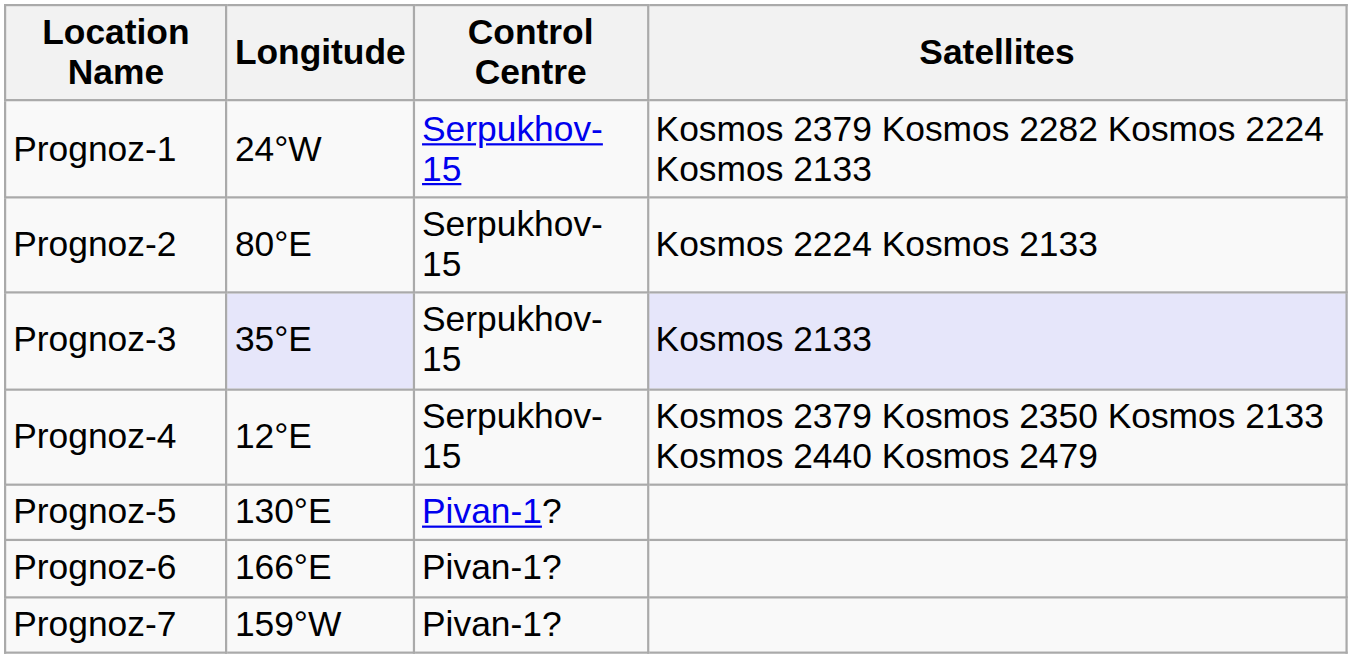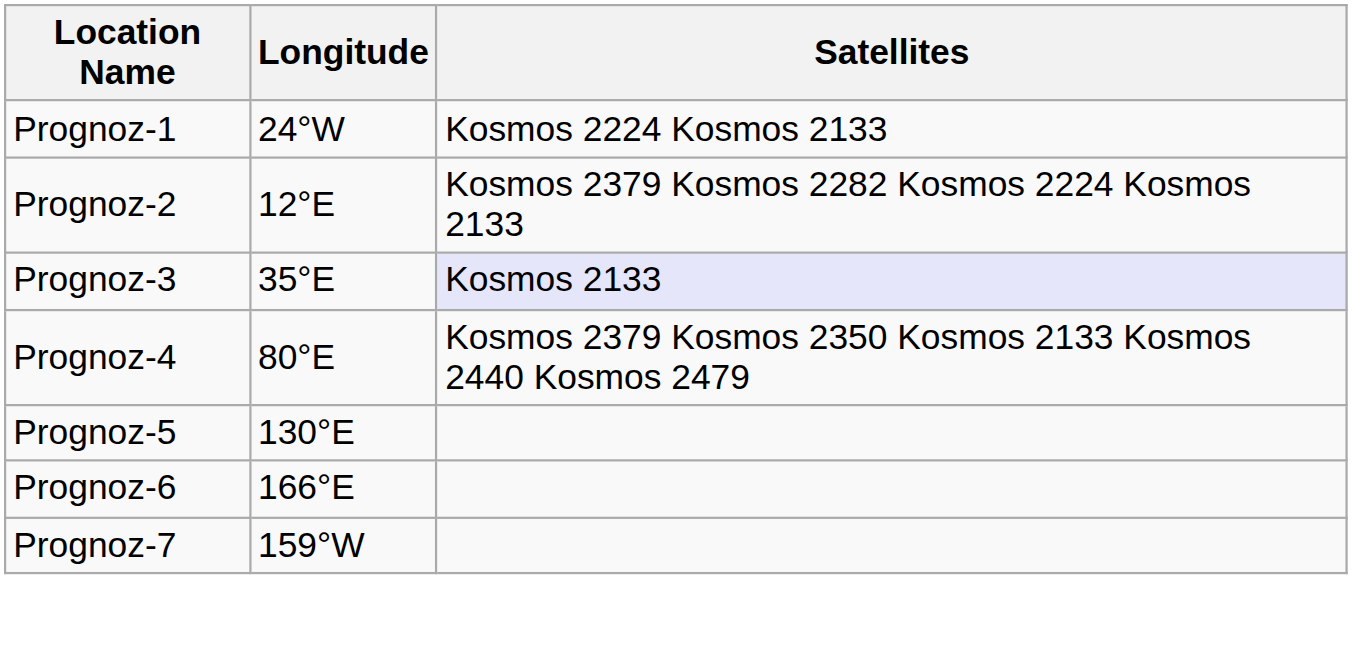- column: (531, 52)
(990, 148) Kosmos 2379 Kosmos 2282 Kosmos 2224 Kosmos 2133 -> (666, 128) Kosmos 2224 Kosmos 2133
(273, 244) 80°E -> (297, 204) 12°E
(877, 244) Kosmos 2224 Kosmos 2133 -> (848, 204) Kosmos 2379 Kosmos 2282 Kosmos 2224 Kosmos 2133
(273, 340) lavender background -> (297, 280) no background
(273, 435) 12°E -> (297, 356) 80°E
